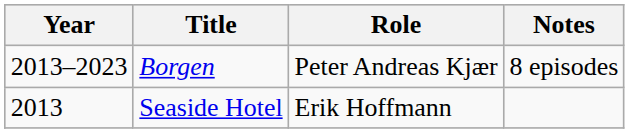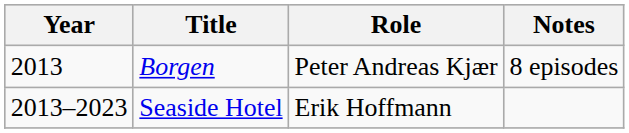(69, 66) 2013–2023 -> (37, 66) 2013
(37, 107) 2013 -> (69, 107) 2013–2023
